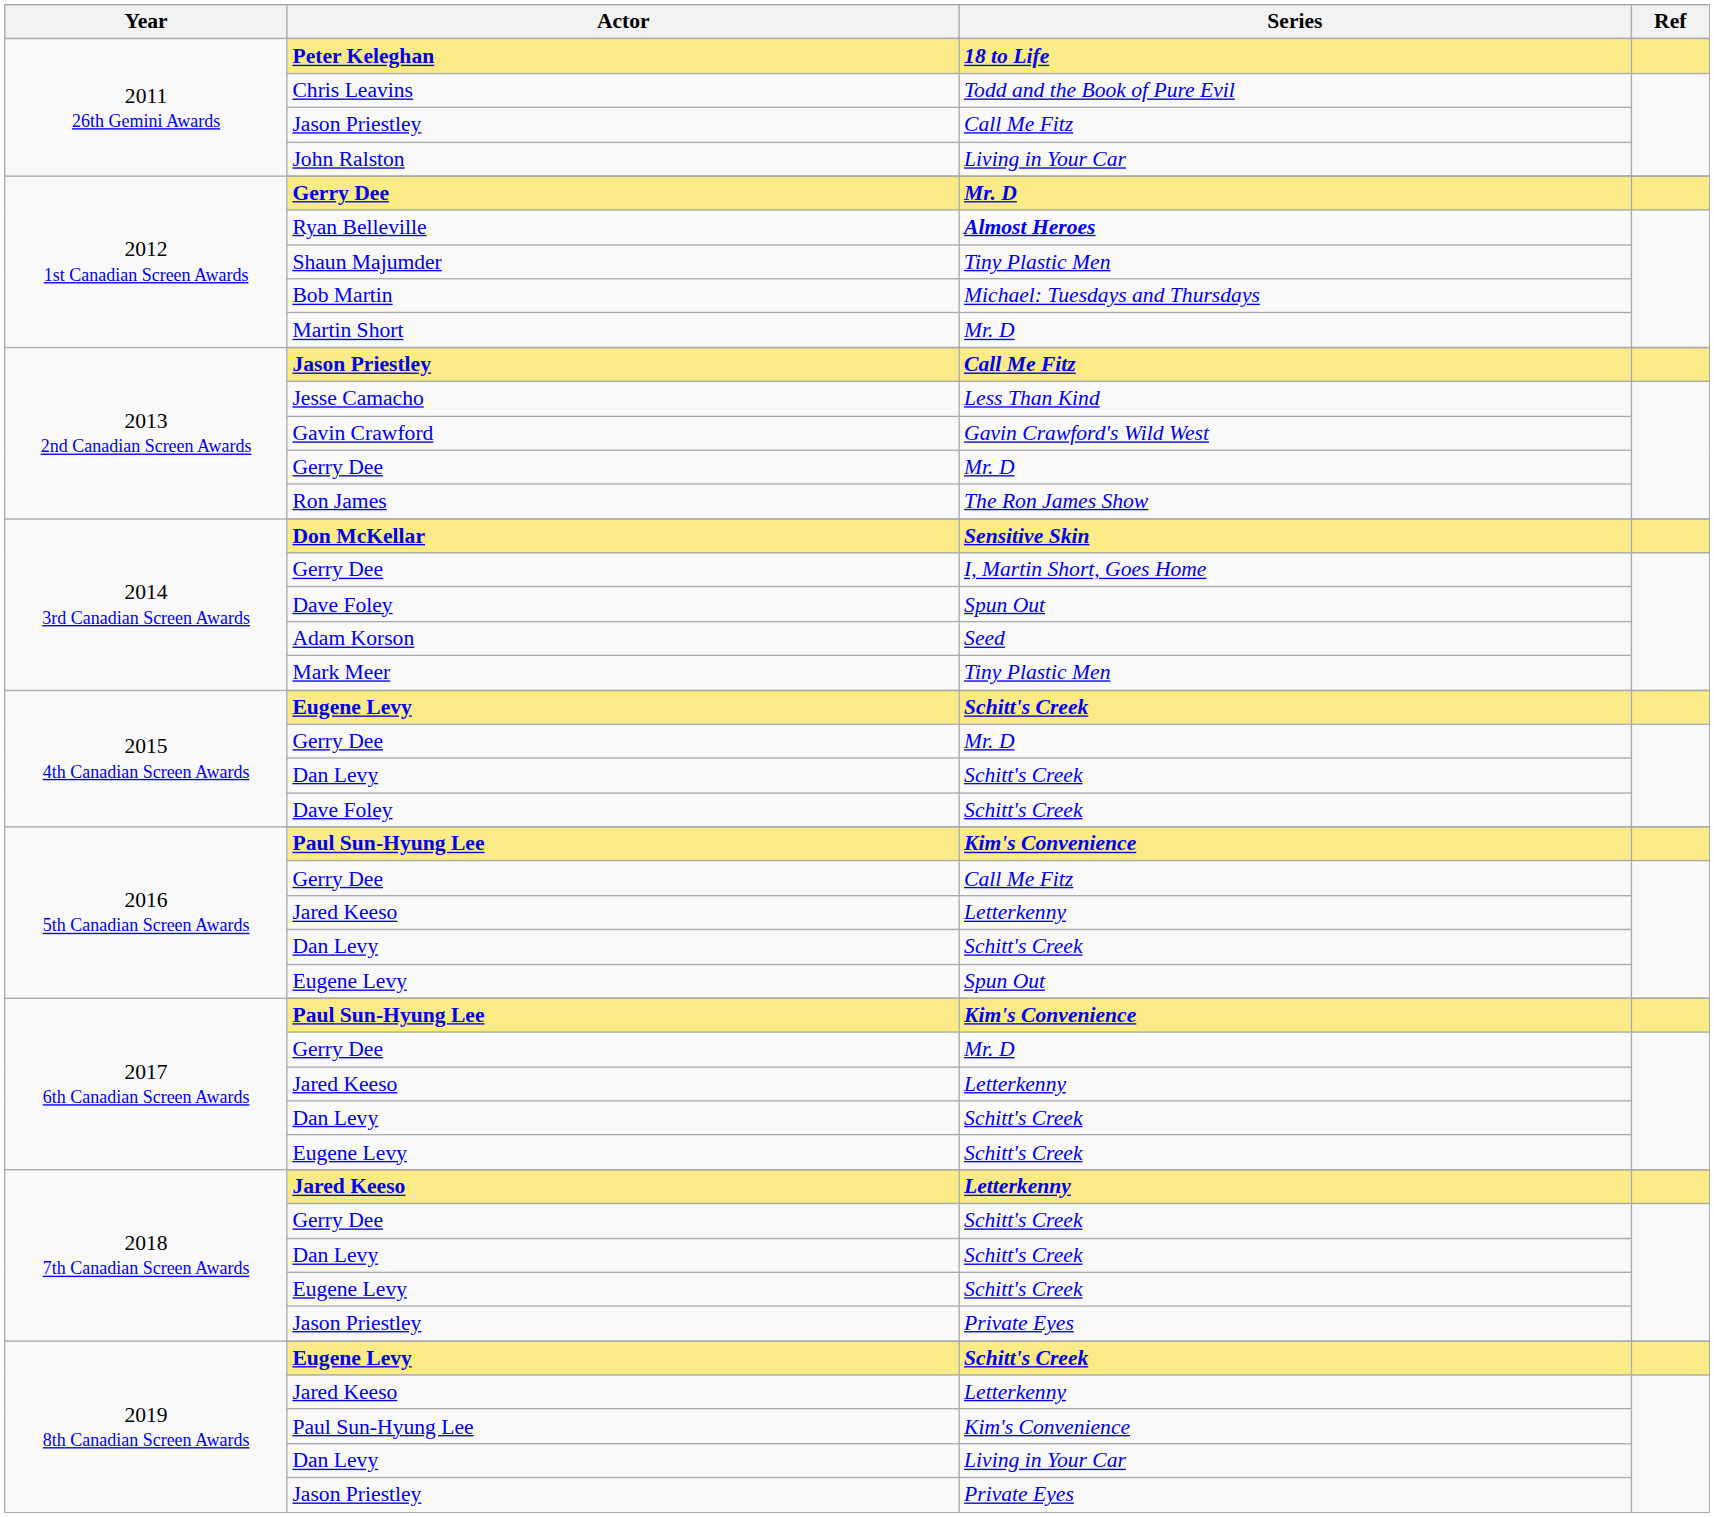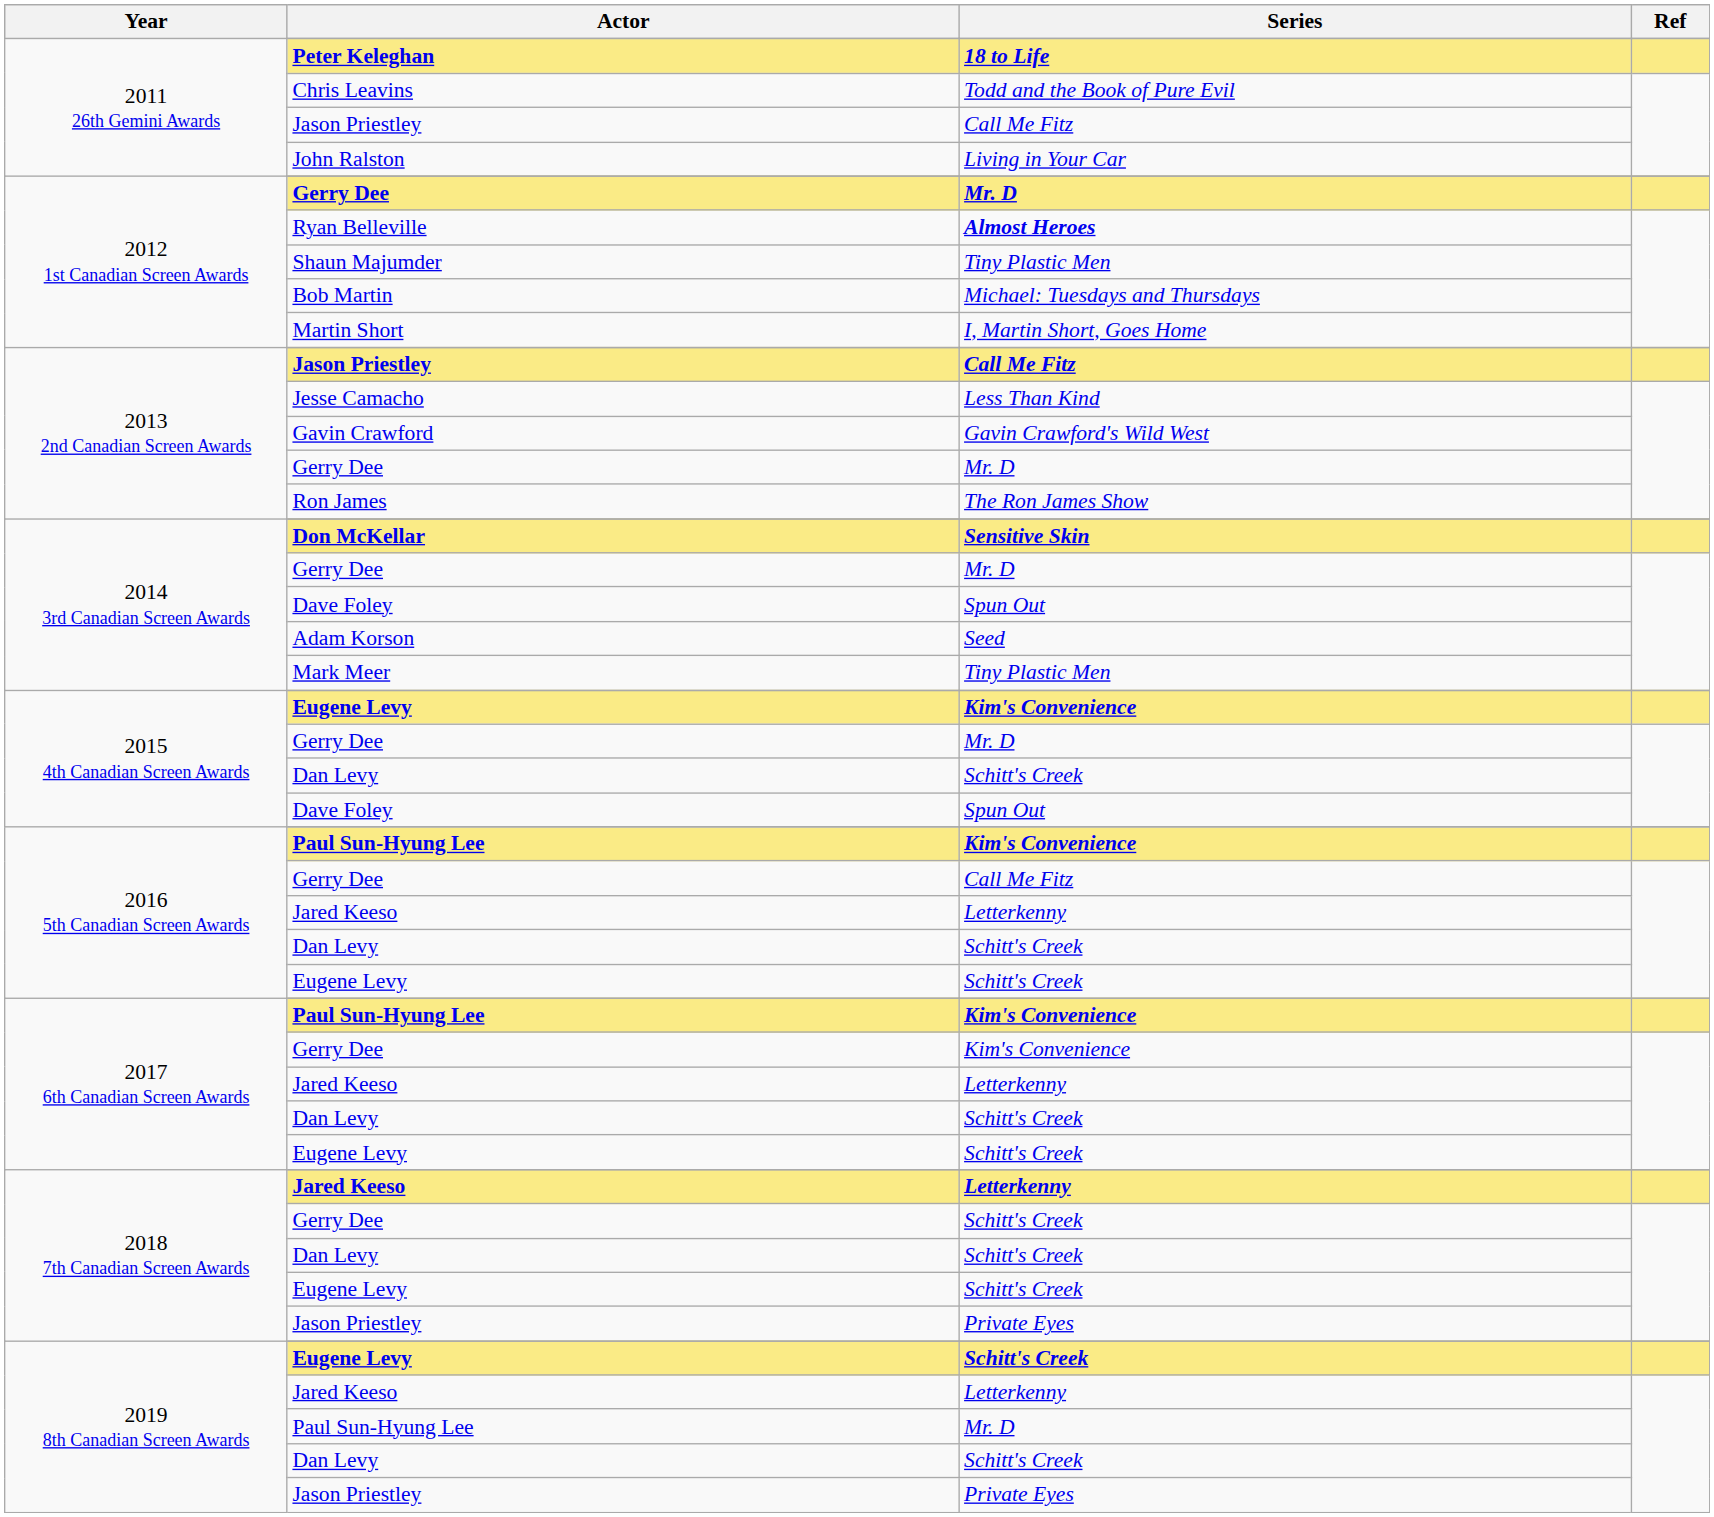(989, 329) Mr. D -> (1085, 329) I, Martin Short, Goes Home
(1085, 569) I, Martin Short, Goes Home -> (989, 569) Mr. D
(1026, 706) Schitt's Creek -> (1050, 706) Kim's Convenience
(1023, 809) Schitt's Creek -> (1005, 809) Spun Out
(1005, 980) Spun Out -> (1023, 980) Schitt's Creek
(989, 1049) Mr. D -> (1047, 1049) Kim's Convenience
(1047, 1426) Kim's Convenience -> (989, 1426) Mr. D
(1045, 1460) Living in Your Car -> (1023, 1460) Schitt's Creek
